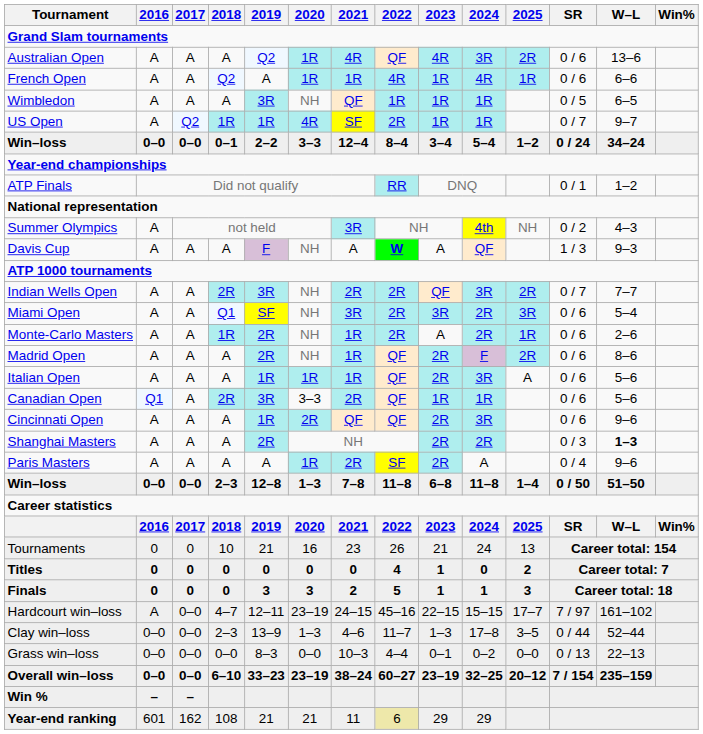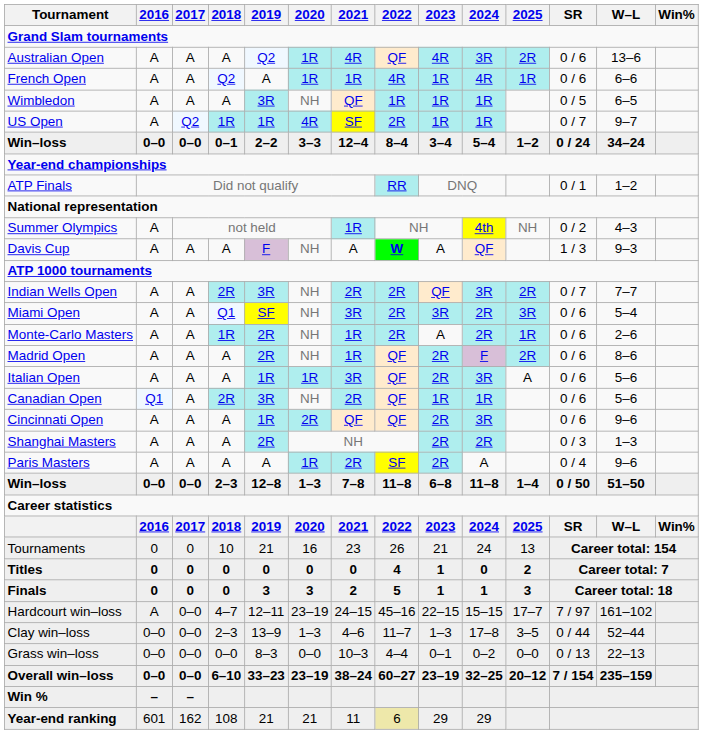(353, 228) 3R -> (353, 228) 1R
(353, 377) 1R -> (353, 377) 3R
(310, 398) 3–3 -> (310, 398) NH
(626, 441) bold -> (626, 441) normal
